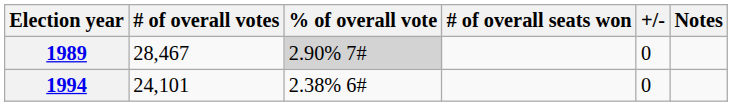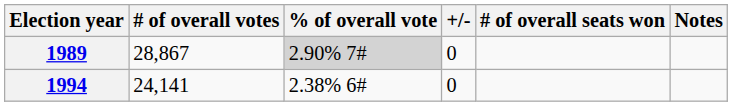columns swapped: (539, 20) <-> (653, 20)
(161, 52) 28,467 -> (161, 52) 28,867
(161, 85) 24,101 -> (161, 85) 24,141
